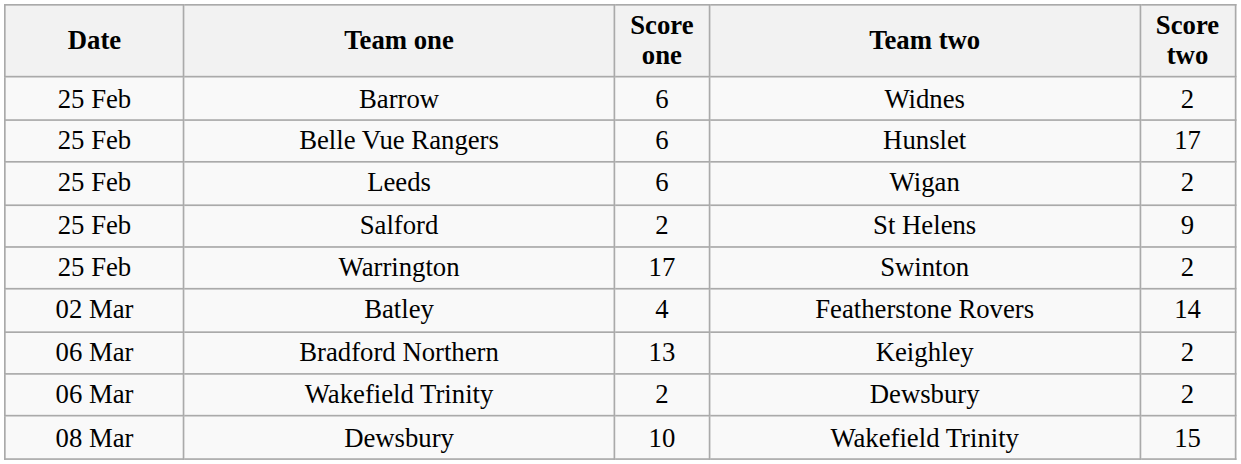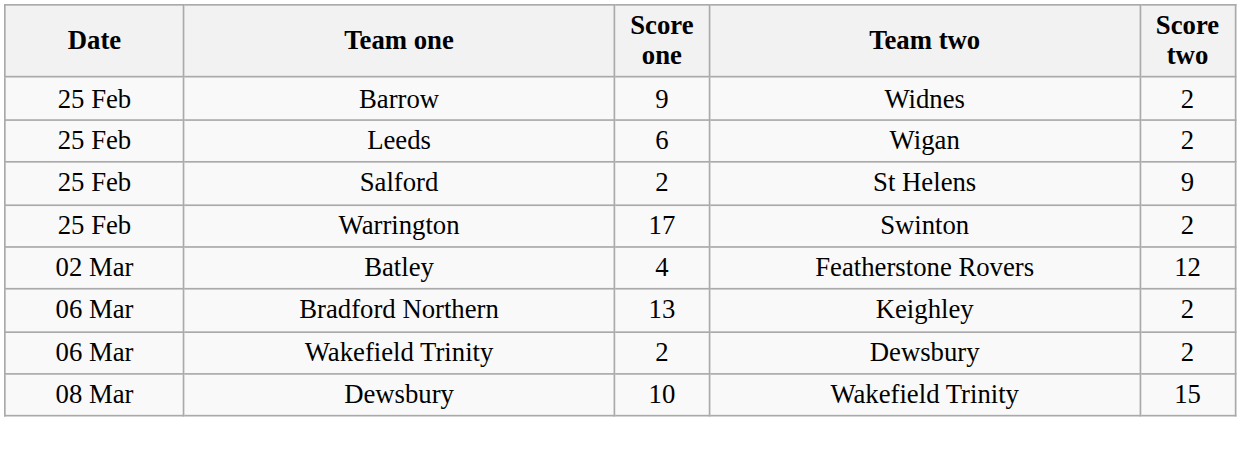(662, 98) 6 -> (662, 98) 9
- row: (399, 140)
(1188, 310) 14 -> (1188, 267) 12
